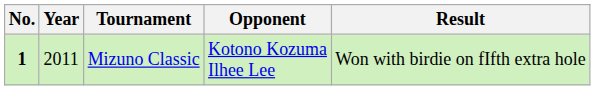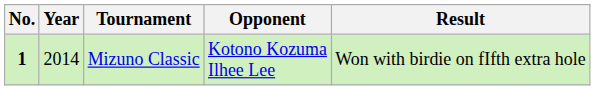(61, 59) 2011 -> (61, 59) 2014
